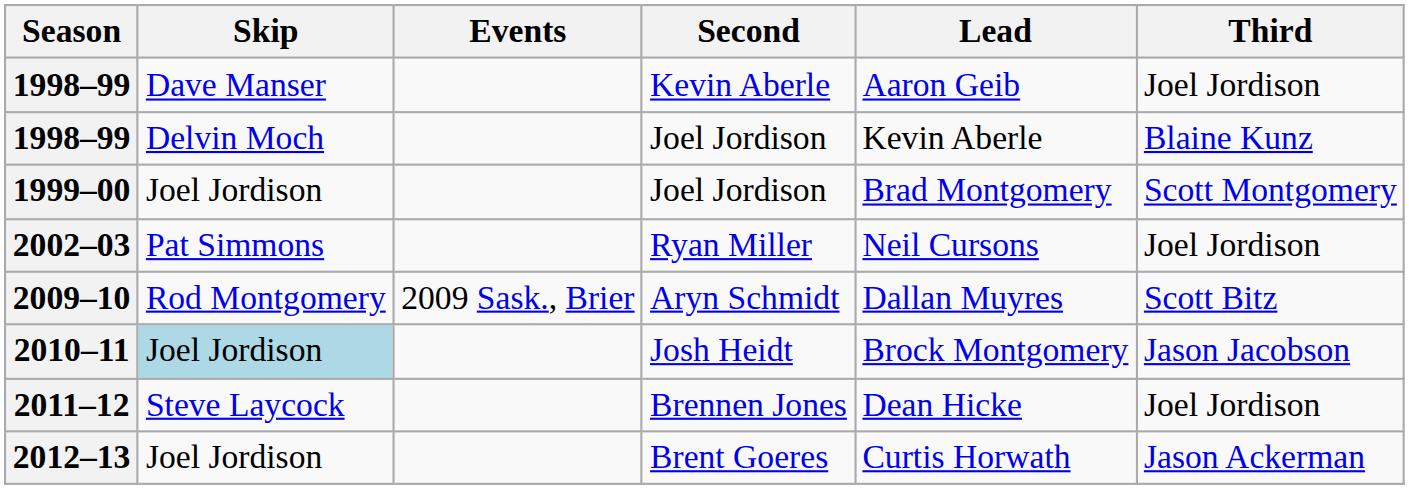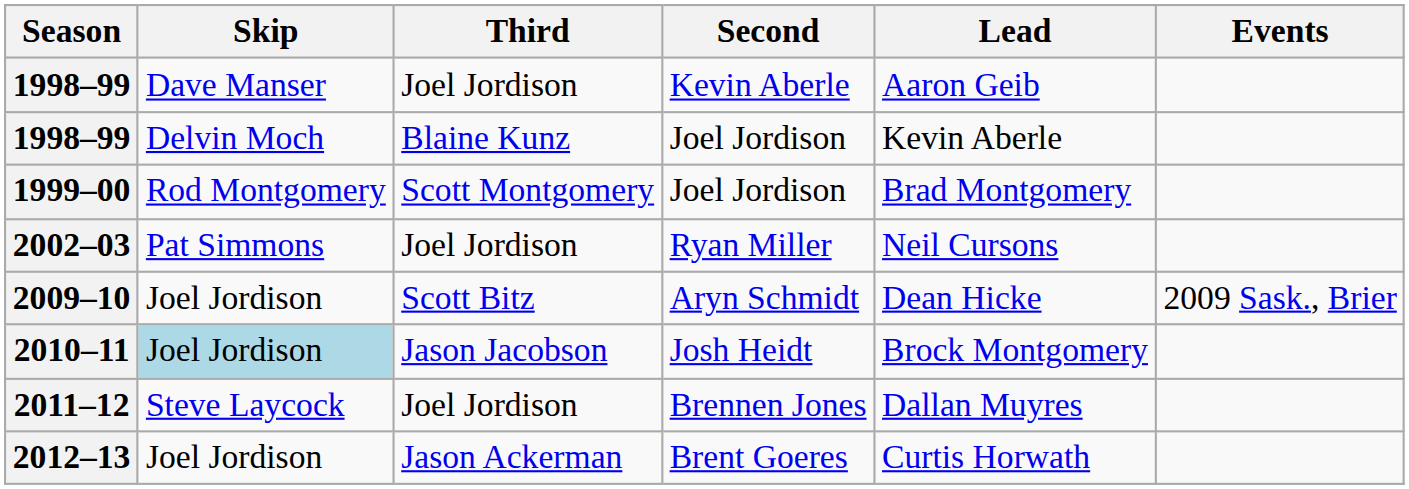columns swapped: (1270, 31) <-> (518, 31)
(234, 191) Joel Jordison -> (266, 191) Rod Montgomery
(266, 297) Rod Montgomery -> (234, 297) Joel Jordison
(963, 297) Dallan Muyres -> (962, 297) Dean Hicke
(942, 404) Dean Hicke -> (982, 404) Dallan Muyres
